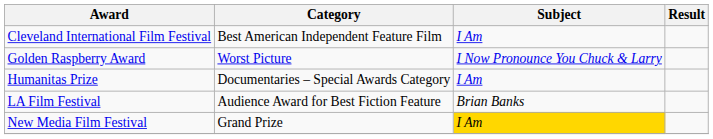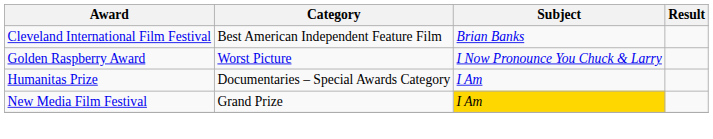(470, 36) I Am -> (490, 36) Brian Banks
- row: (54, 101)
